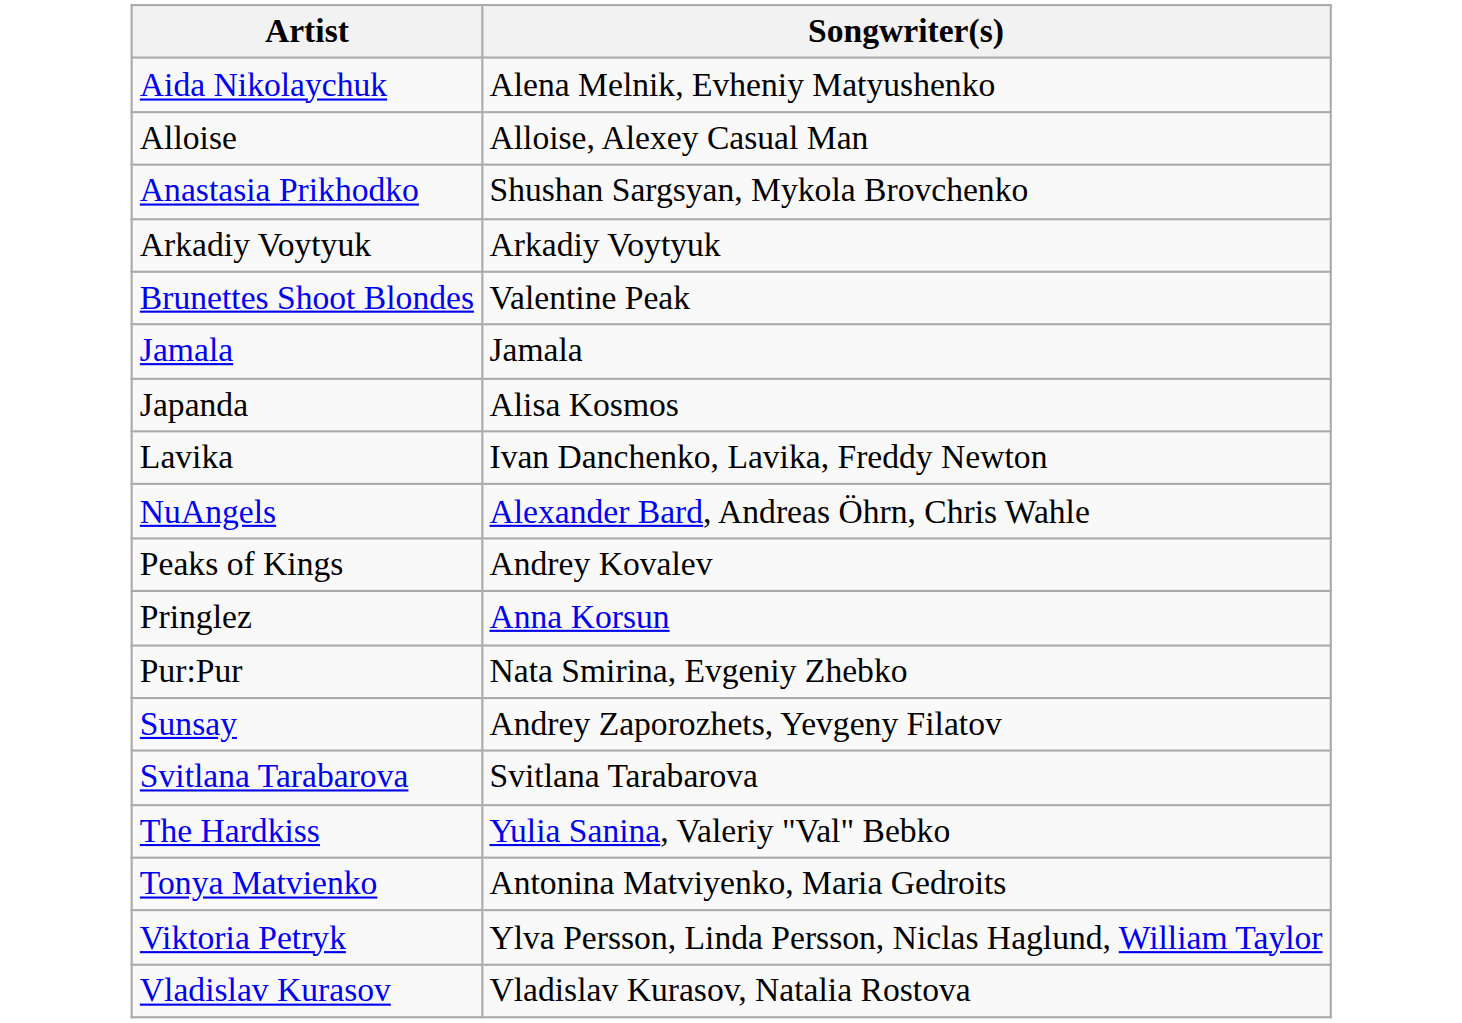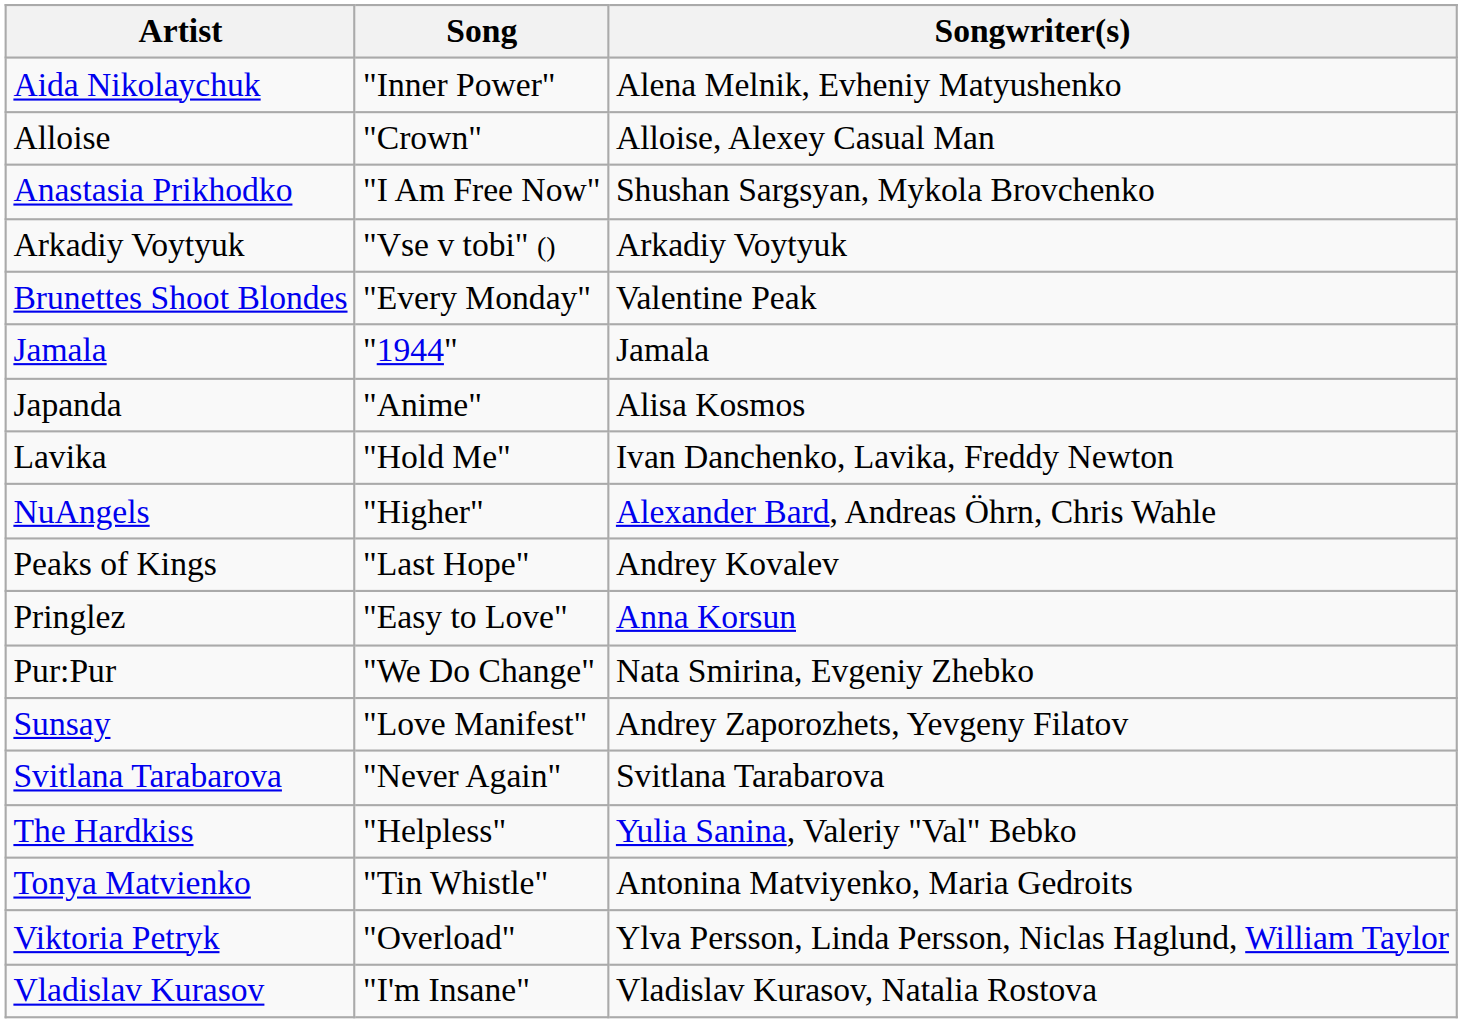+ column: (482, 31)
